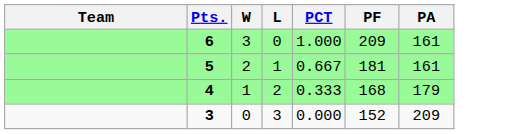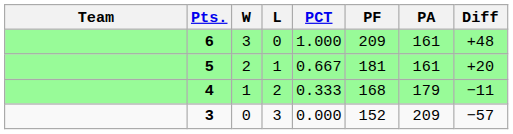+ column: (480, 17)
